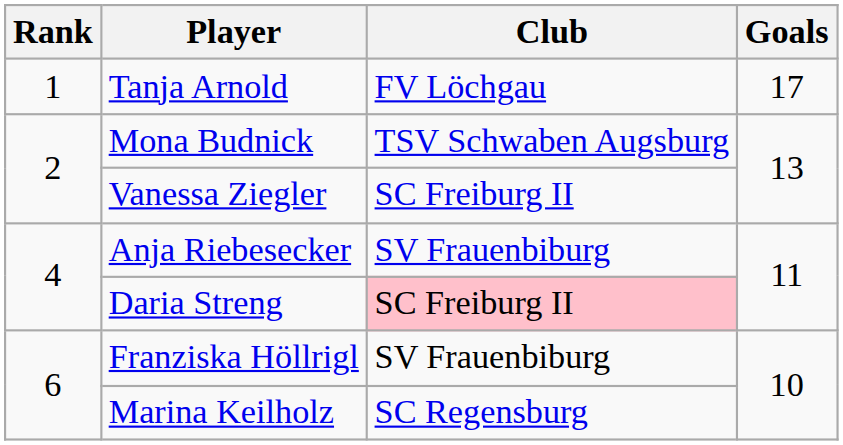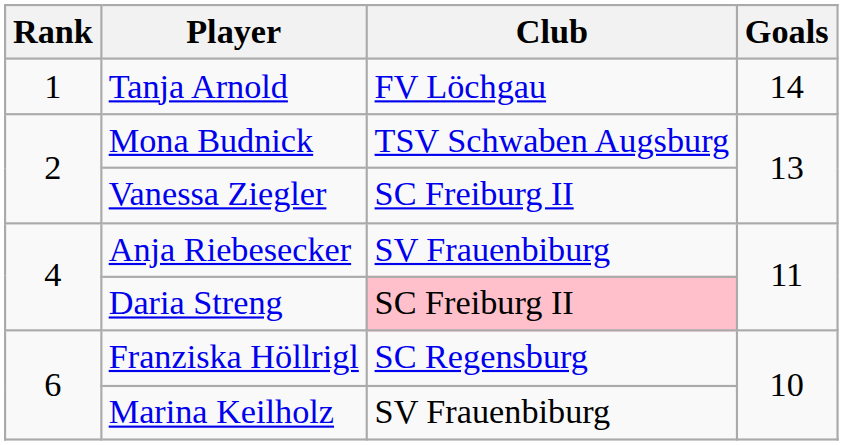(787, 85) 17 -> (787, 85) 14
(492, 357) SV Frauenbiburg -> (481, 357) SC Regensburg
(481, 411) SC Regensburg -> (492, 411) SV Frauenbiburg
